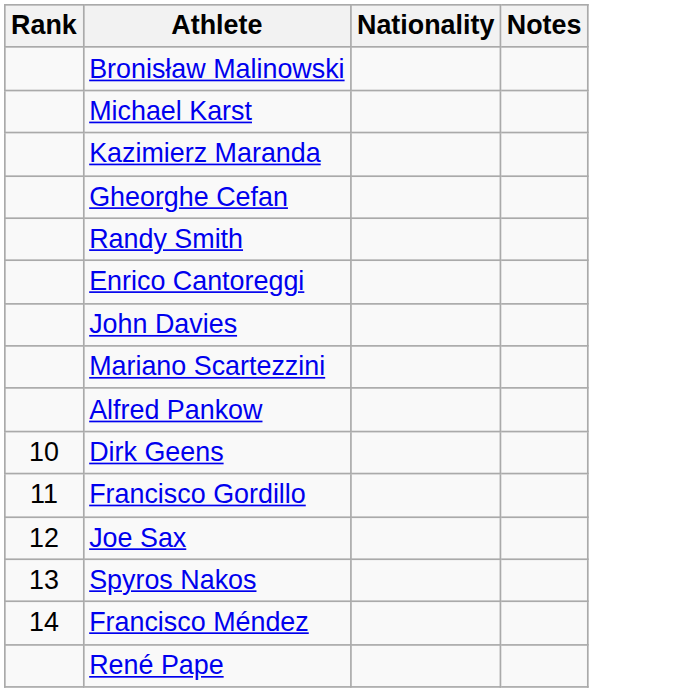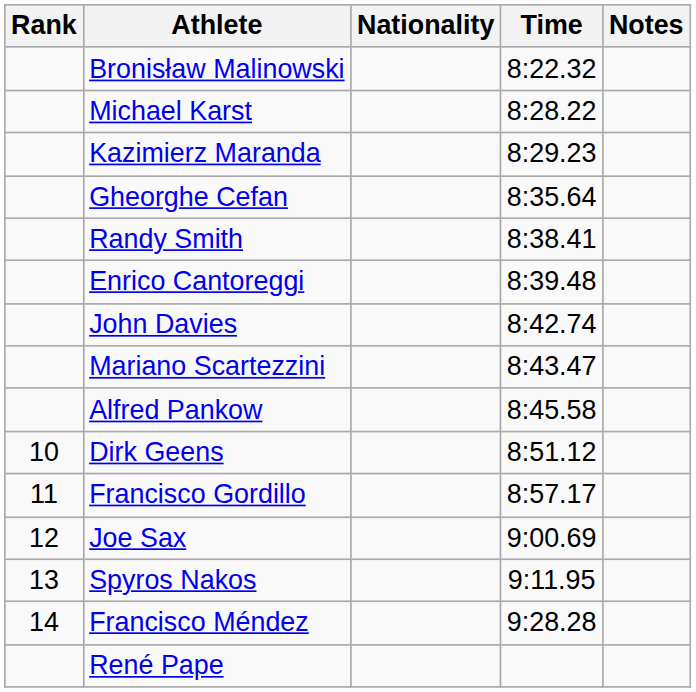+ column: (552, 25)
